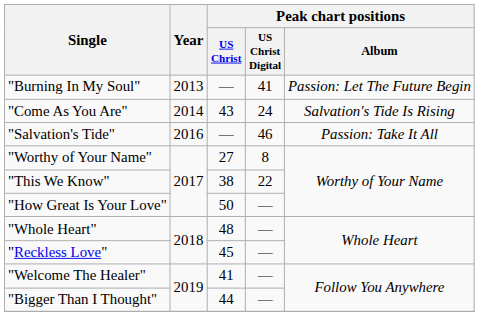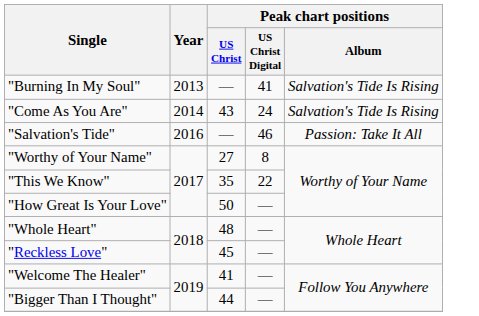(379, 87) Passion: Let The Future Begin -> (363, 87) Salvation's Tide Is Rising
(226, 181) 38 -> (226, 181) 35
